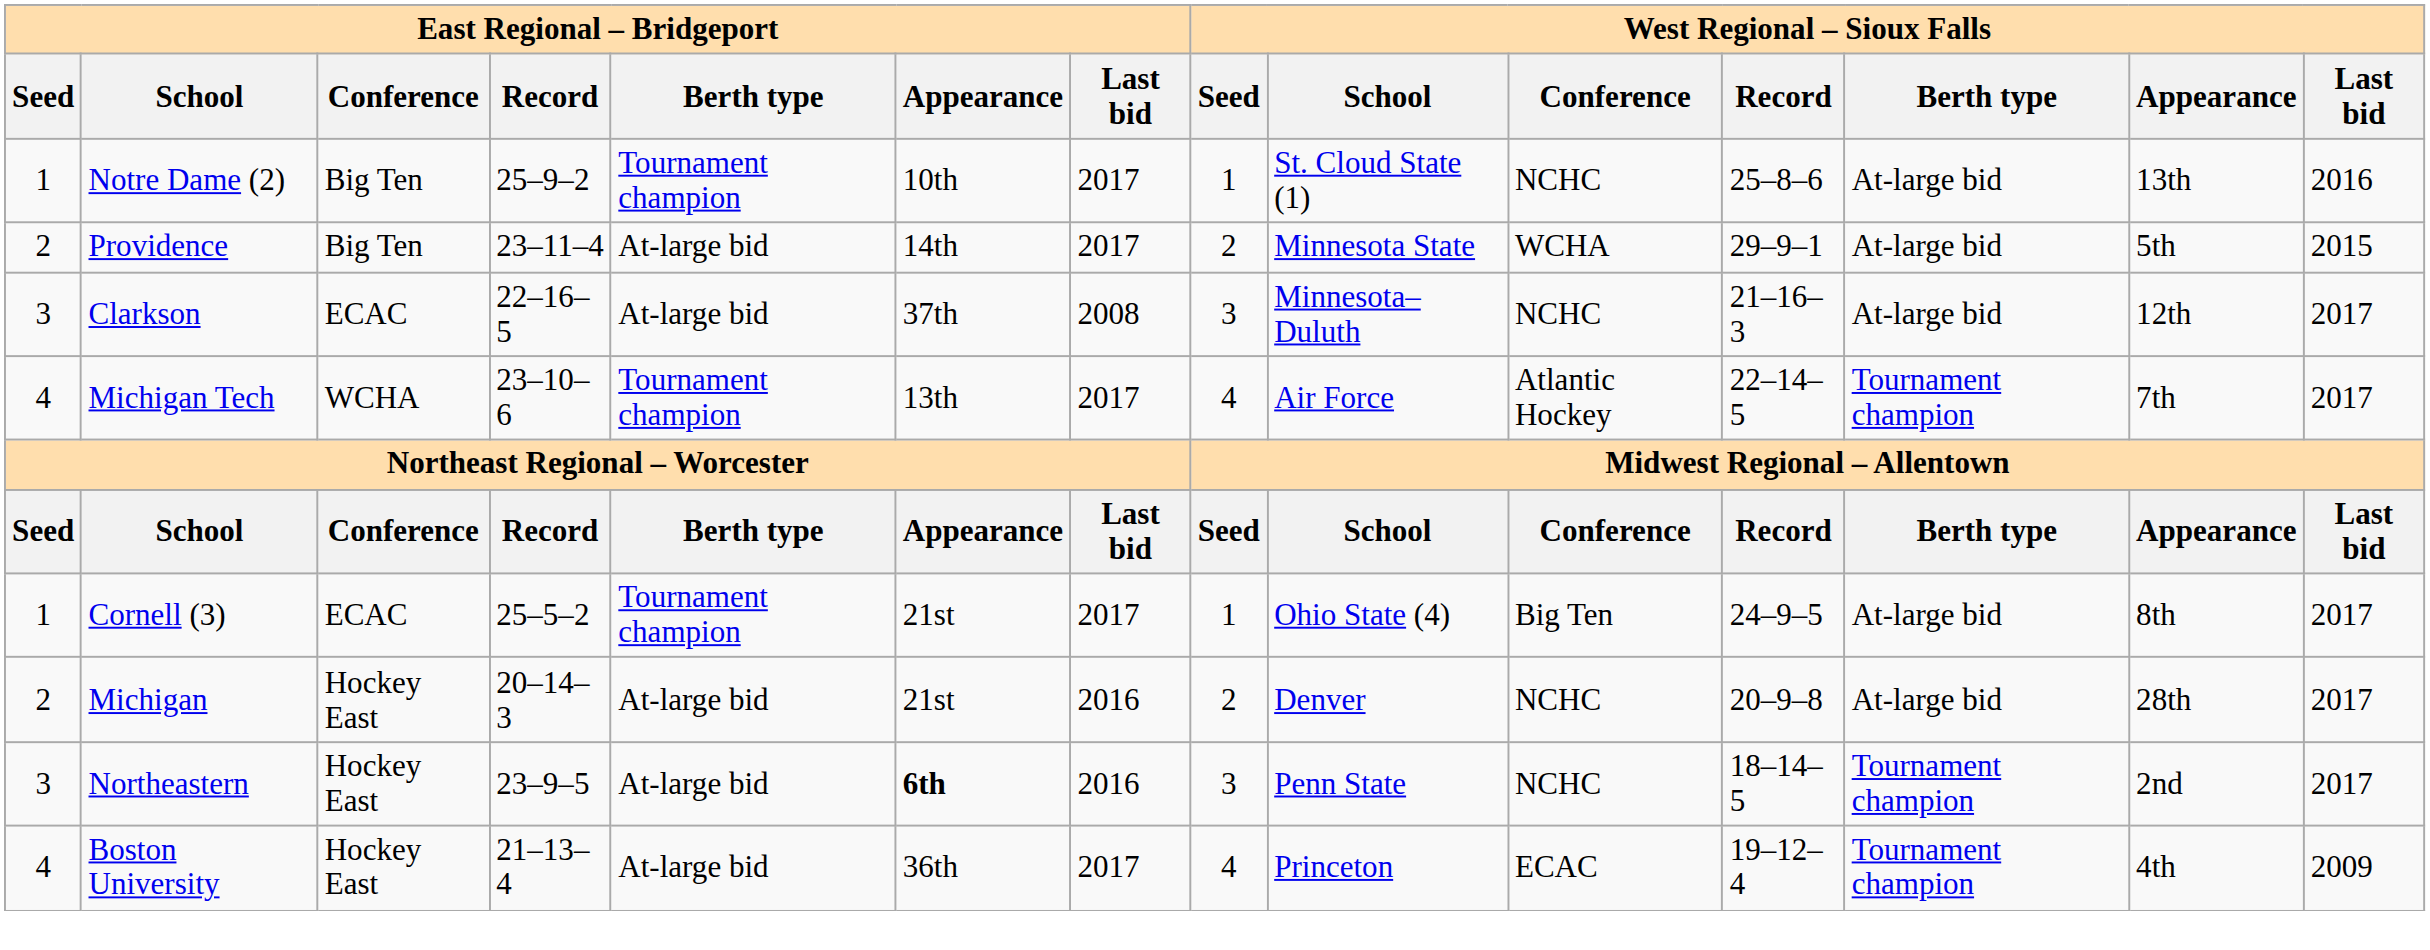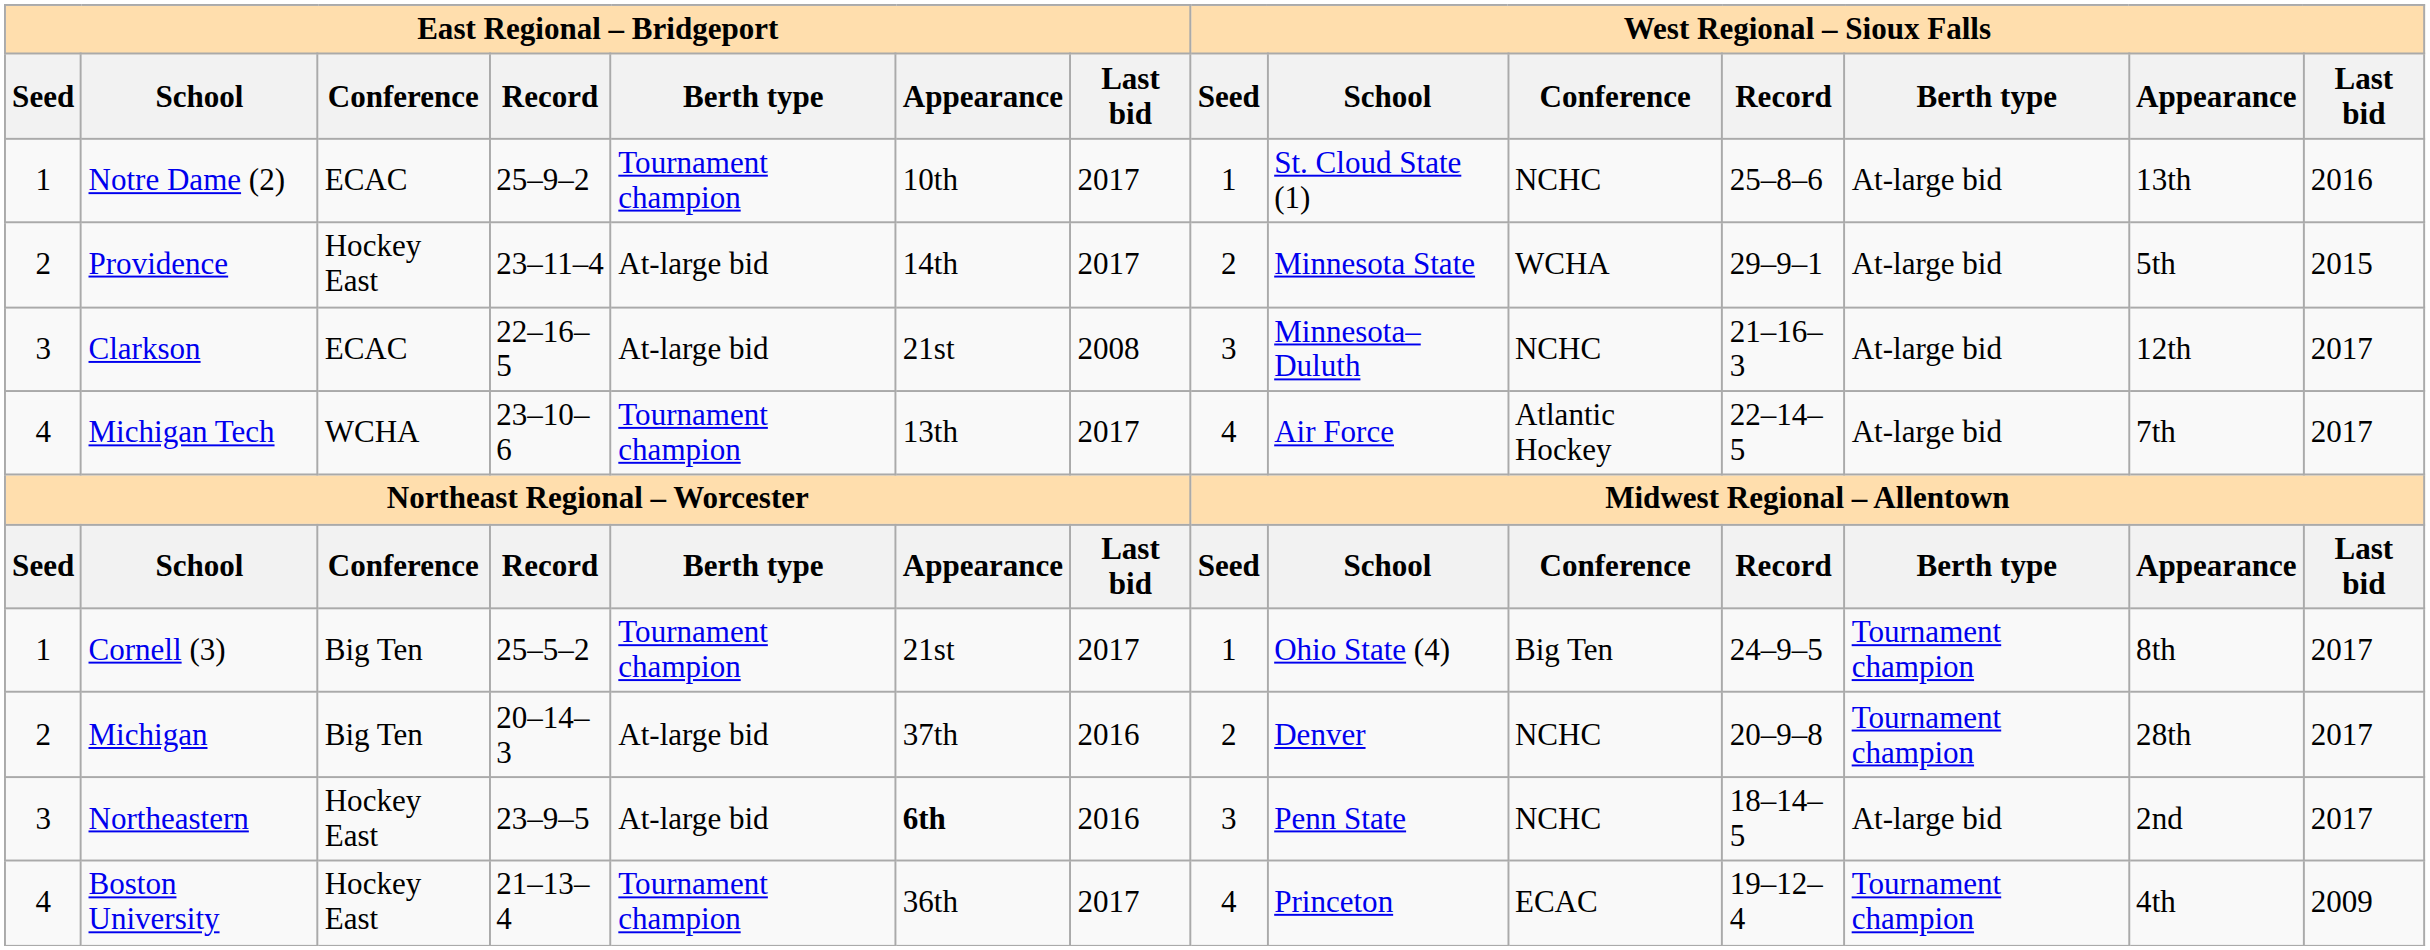(374, 179) Big Ten -> (366, 179) ECAC
(374, 246) Big Ten -> (373, 264) Hockey East
(930, 313) 37th -> (929, 348) 21st
(1926, 397) Tournament champion -> (1927, 432) At-large bid
(366, 614) ECAC -> (374, 649) Big Ten
(1927, 614) At-large bid -> (1926, 649) Tournament champion
(373, 699) Hockey East -> (374, 734) Big Ten
(929, 699) 21st -> (930, 734) 37th
(1927, 699) At-large bid -> (1926, 734) Tournament champion
(1926, 783) Tournament champion -> (1927, 818) At-large bid
(693, 867) At-large bid -> (693, 902) Tournament champion
